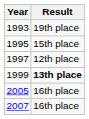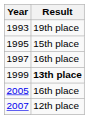(56, 59) 12th place -> (56, 59) 16th place
(56, 106) 16th place -> (56, 106) 12th place
